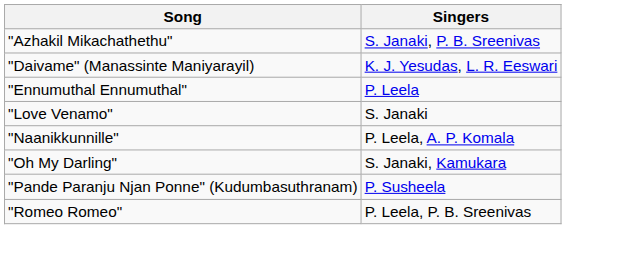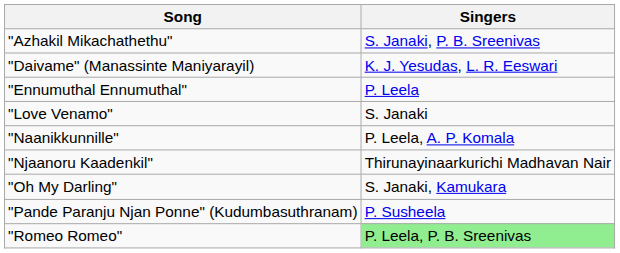+ row: (80, 163)
(448, 211) no background -> (448, 236) lightgreen background
